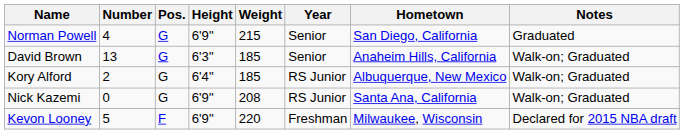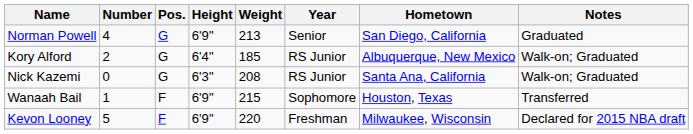(250, 35) 215 -> (250, 35) 213
- row: (45, 56)
(203, 98) 6'9" -> (203, 77) 6'3"
+ row: (44, 98)
